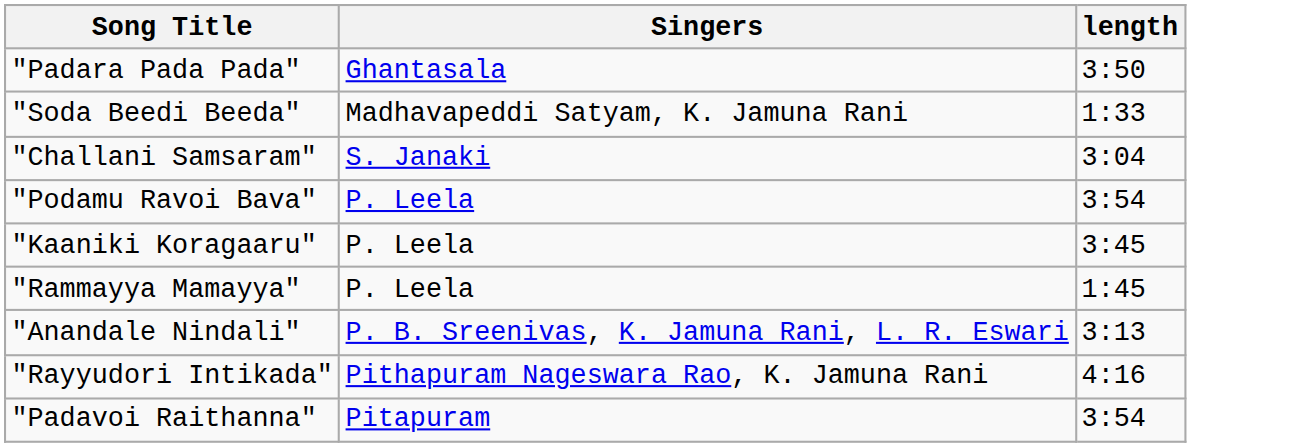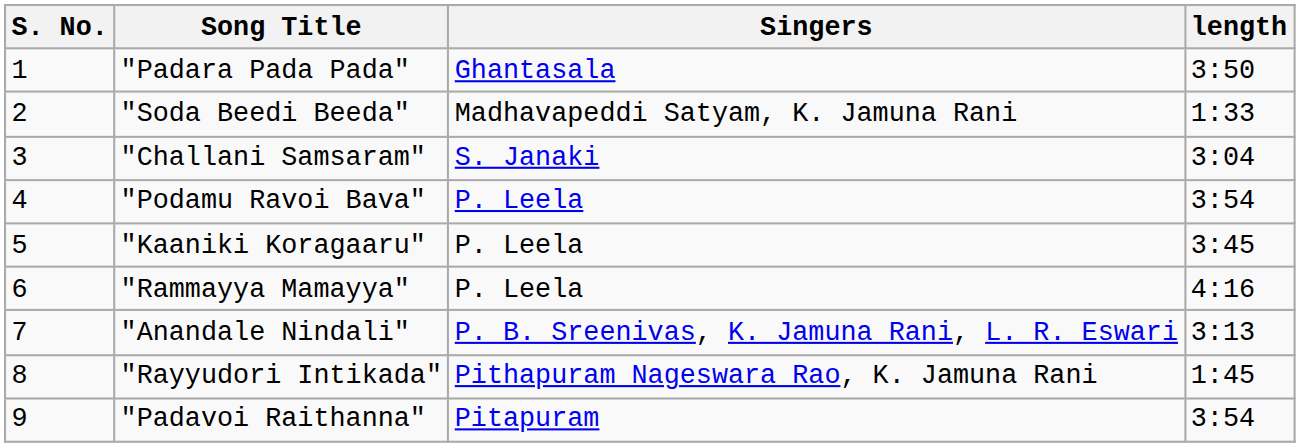+ column: (60, 27)
(1114, 289) 1:45 -> (1223, 289) 4:16
(1114, 376) 4:16 -> (1223, 376) 1:45
